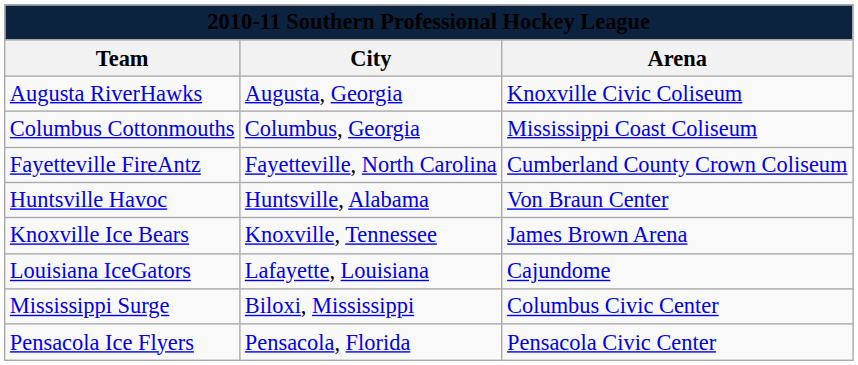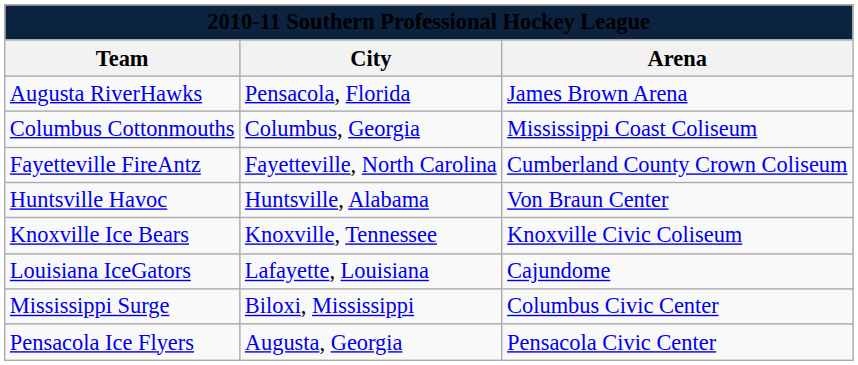(324, 93) Augusta, Georgia -> (328, 93) Pensacola, Florida
(625, 93) Knoxville Civic Coliseum -> (597, 93) James Brown Arena
(597, 235) James Brown Arena -> (625, 235) Knoxville Civic Coliseum
(328, 341) Pensacola, Florida -> (324, 341) Augusta, Georgia
